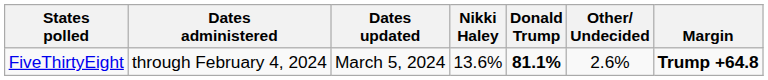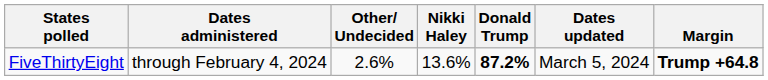columns swapped: (390, 27) <-> (610, 27)
(536, 62) 81.1% -> (505, 62) 87.2%
